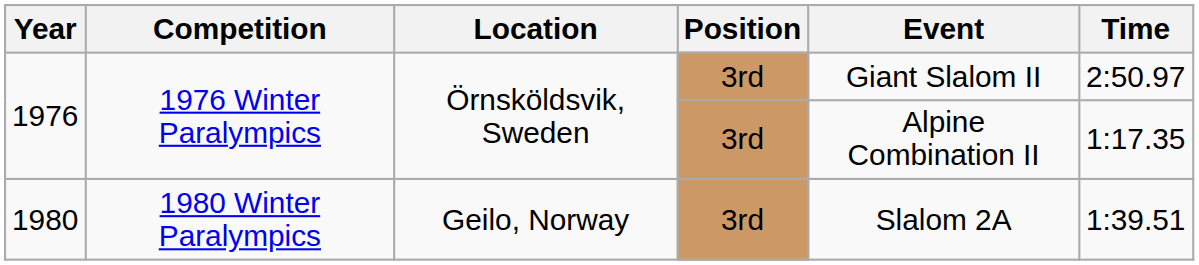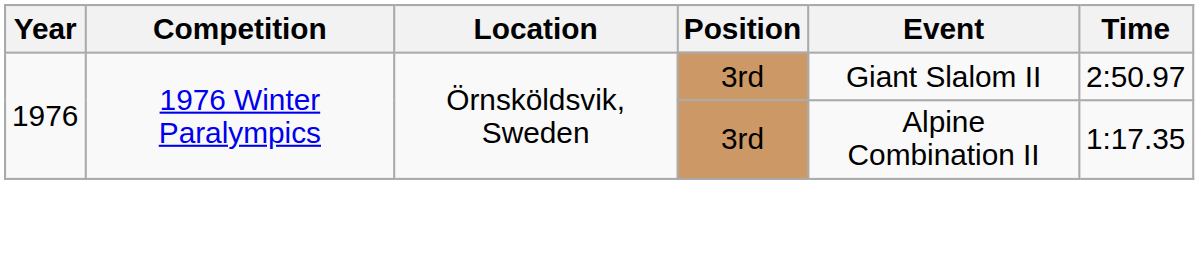- row: (45, 220)
